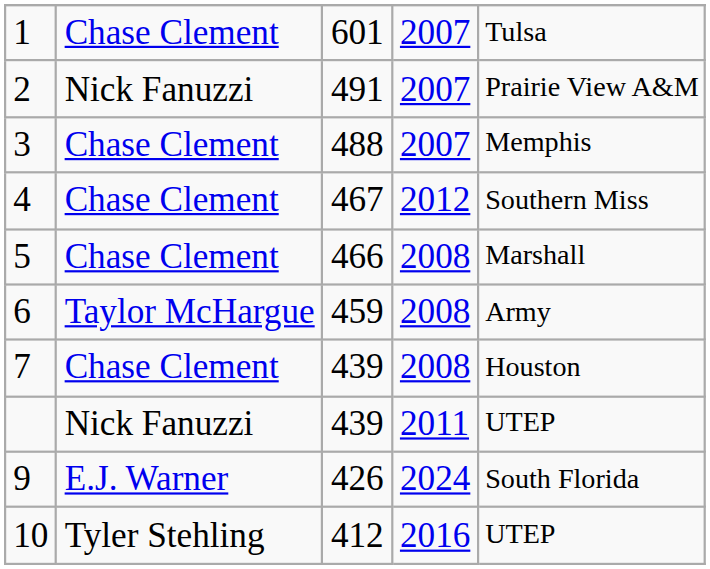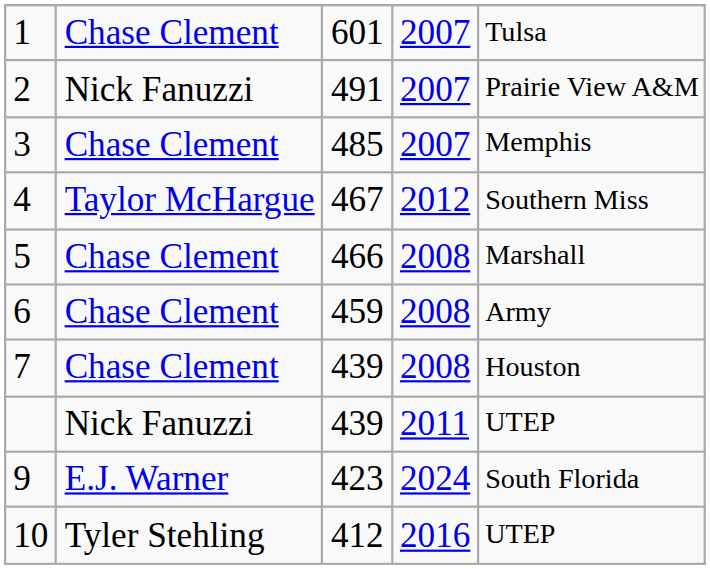(357, 144) 488 -> (357, 144) 485
(172, 199) Chase Clement -> (190, 199) Taylor McHargue
(190, 311) Taylor McHargue -> (172, 311) Chase Clement
(357, 479) 426 -> (357, 479) 423
